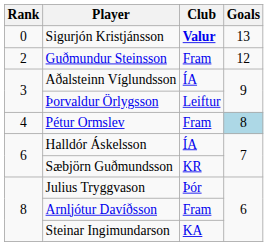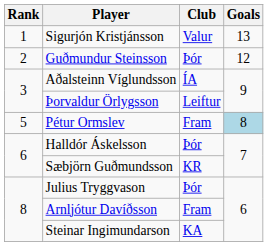(23, 36) 0 -> (23, 36) 1
(199, 36) bold -> (197, 36) normal
(197, 58) Fram -> (192, 58) Þór
(23, 123) 4 -> (23, 123) 5
(190, 144) ÍA -> (192, 144) Þór
